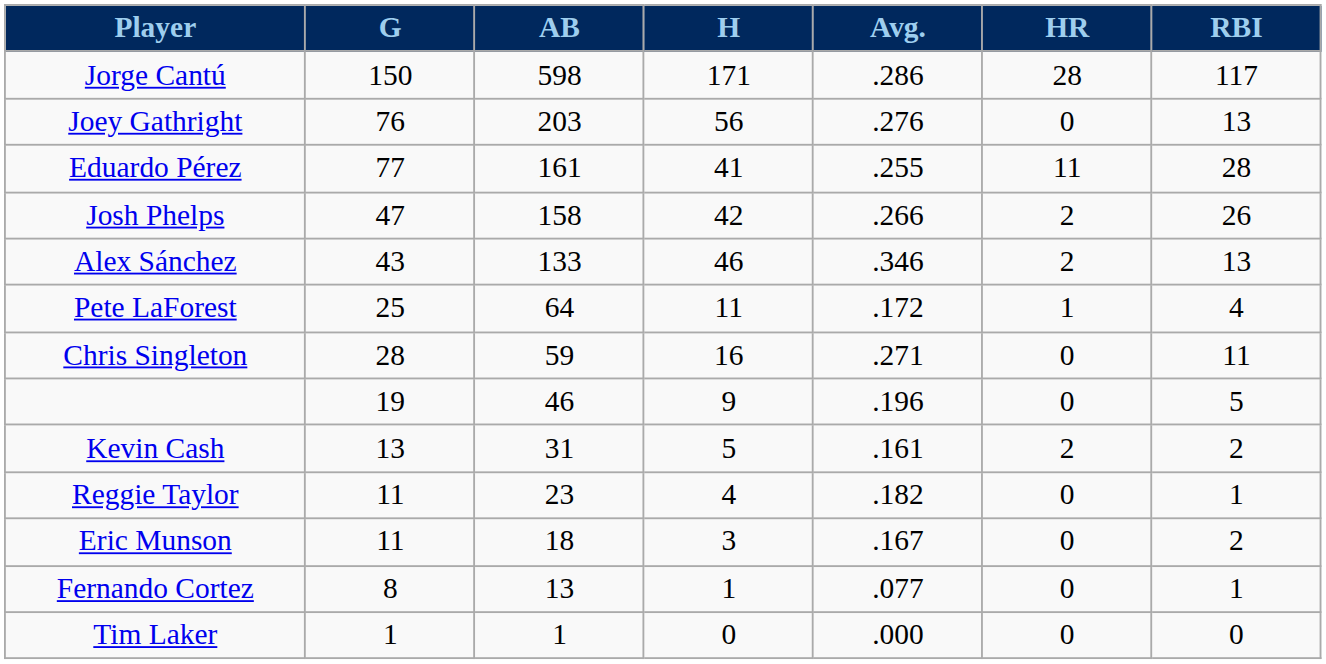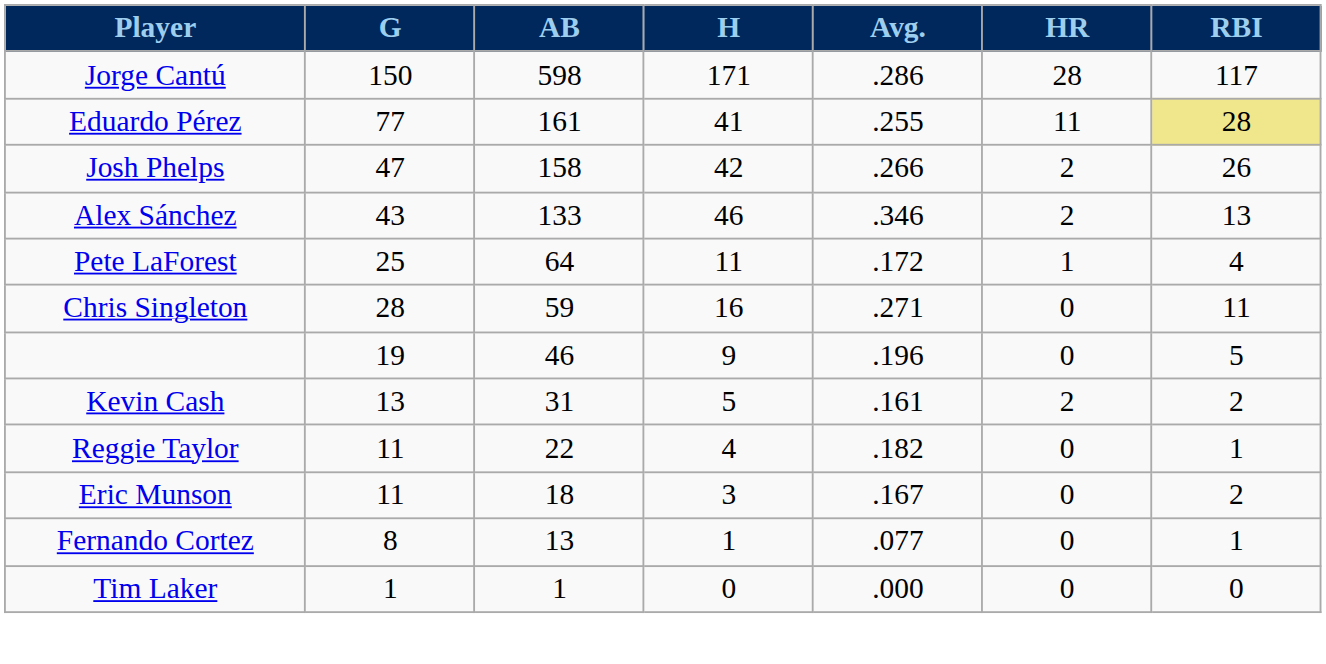- row: (155, 121)
(1236, 167) no background -> (1236, 121) khaki background
(560, 494) 23 -> (560, 448) 22
